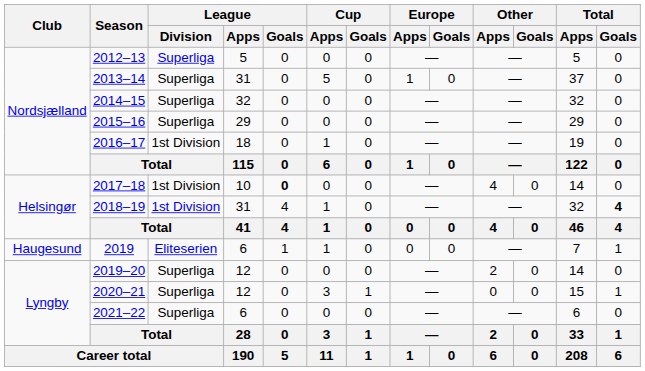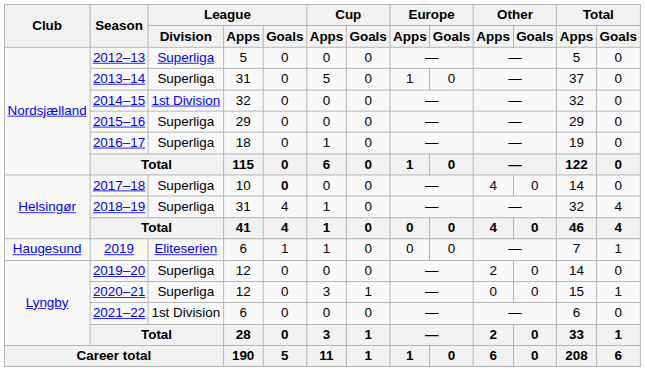(186, 100) Superliga -> (186, 100) 1st Division
(186, 143) 1st Division -> (186, 143) Superliga
(186, 185) 1st Division -> (186, 185) Superliga
(186, 206) 1st Division -> (186, 206) Superliga
(618, 206) bold -> (618, 206) normal
(186, 313) Superliga -> (186, 313) 1st Division
